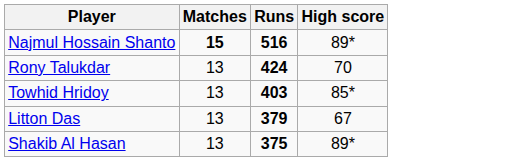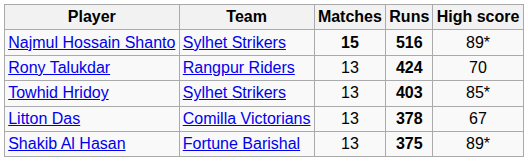+ column: (247, 17)
(274, 118) 379 -> (409, 118) 378
